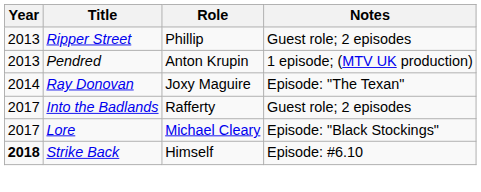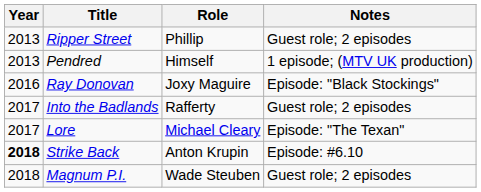(207, 61) Anton Krupin -> (189, 61) Himself
(24, 84) 2014 -> (24, 84) 2016
(336, 84) Episode: "The Texan" -> (353, 84) Episode: "Black Stockings"
(353, 130) Episode: "Black Stockings" -> (336, 130) Episode: "The Texan"
(189, 152) Himself -> (207, 152) Anton Krupin
+ row: (86, 175)
